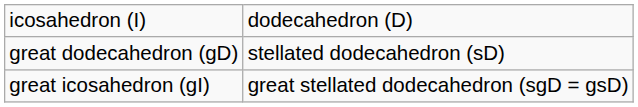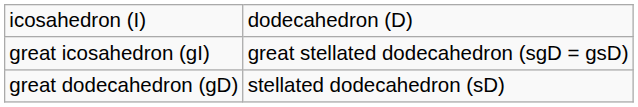rows swapped: (124, 53) <-> (110, 85)
